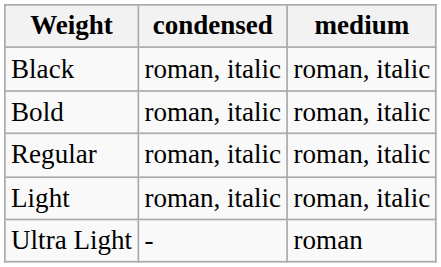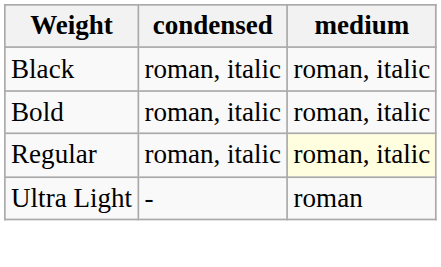(362, 154) no background -> (362, 154) lightyellow background
- row: (40, 197)
